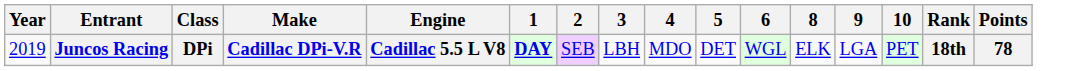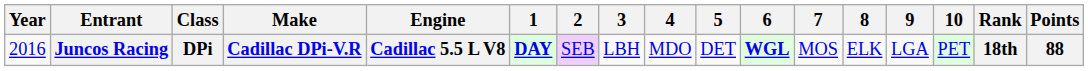+ column: (818, 19)
(27, 49) 2019 -> (27, 49) 2016
(766, 49) normal -> (767, 49) bold
(1003, 49) 78 -> (1055, 49) 88
